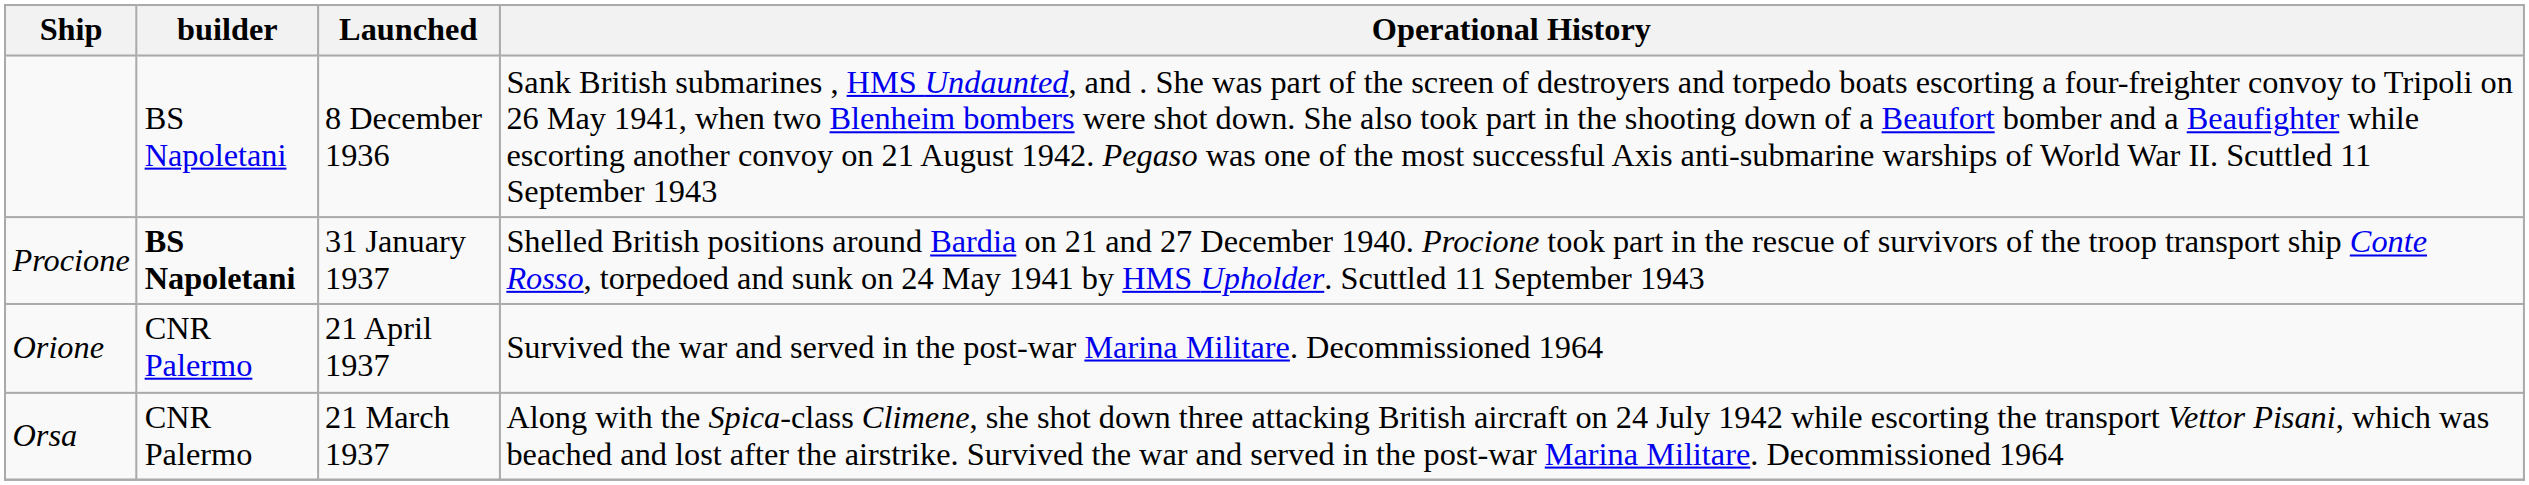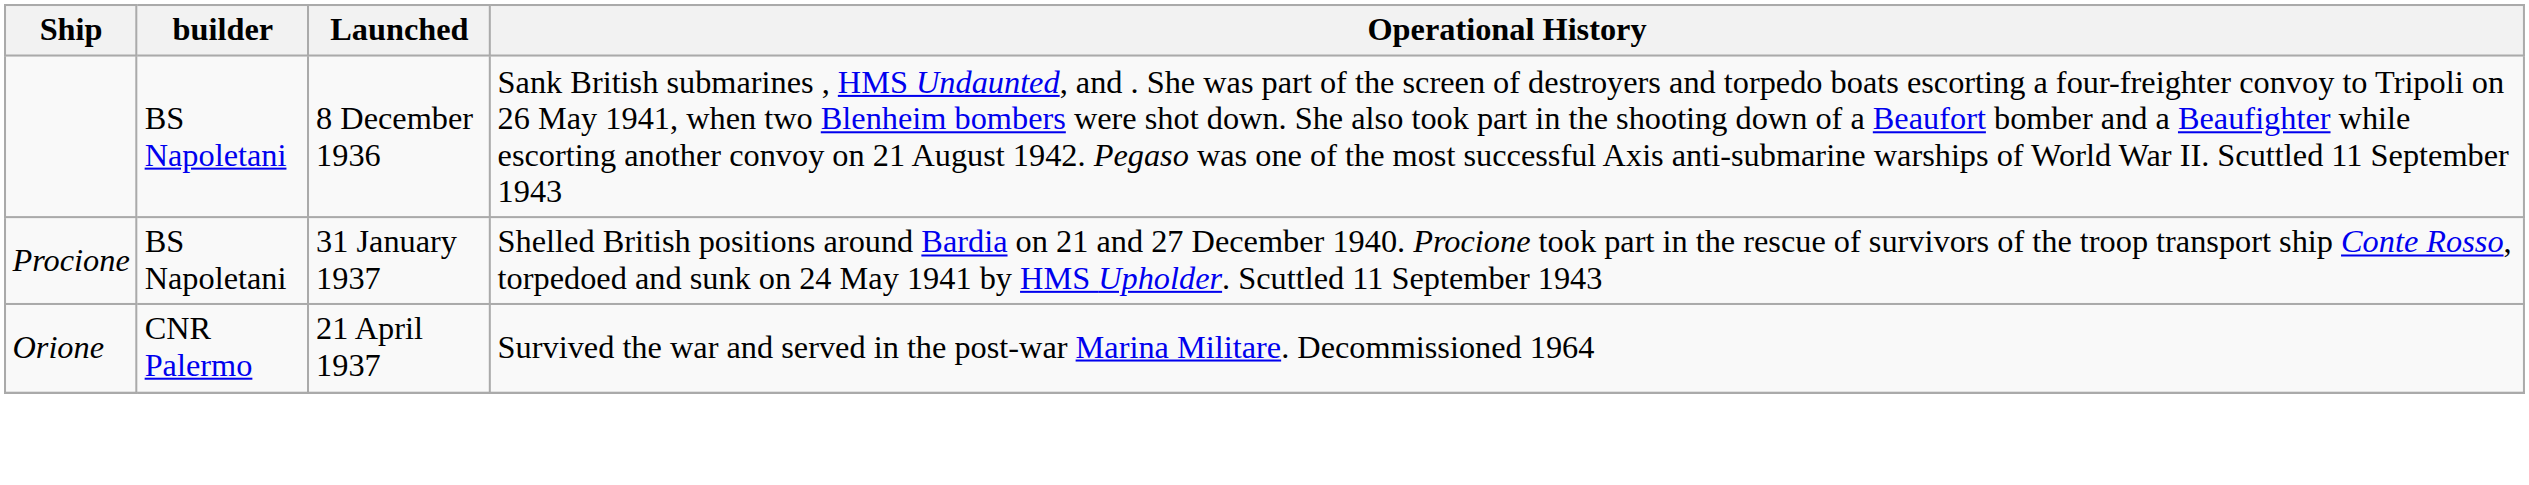(220, 259) bold -> (216, 259) normal
- row: (45, 435)
